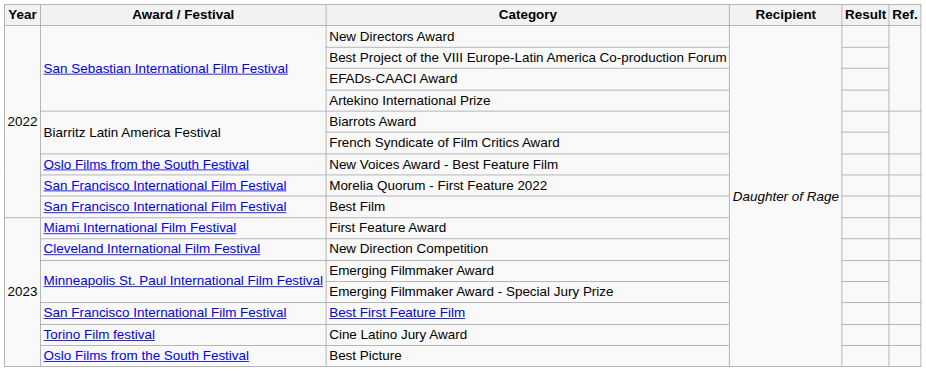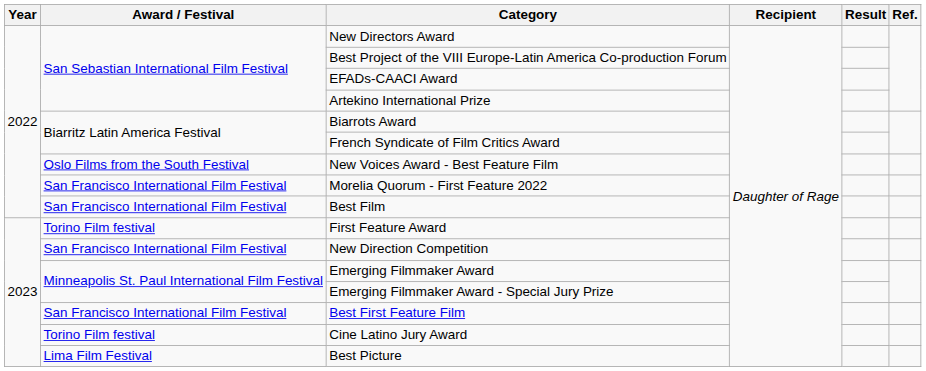(140, 228) Miami International Film Festival -> (99, 228) Torino Film festival
(152, 249) Cleveland International Film Festival -> (165, 249) San Francisco International Film Festival
(146, 356) Oslo Films from the South Festival -> (98, 356) Lima Film Festival
